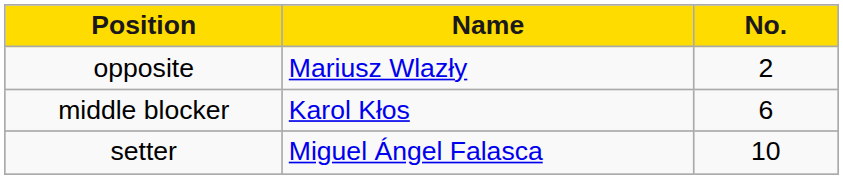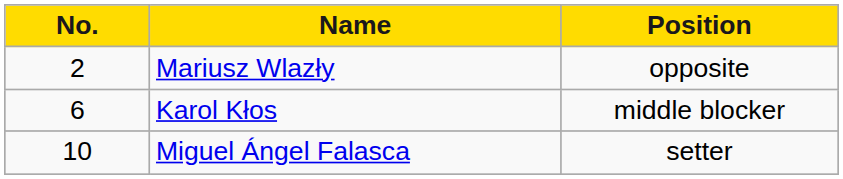columns swapped: (766, 25) <-> (144, 25)
